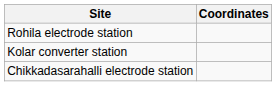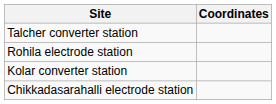+ row: (73, 33)
